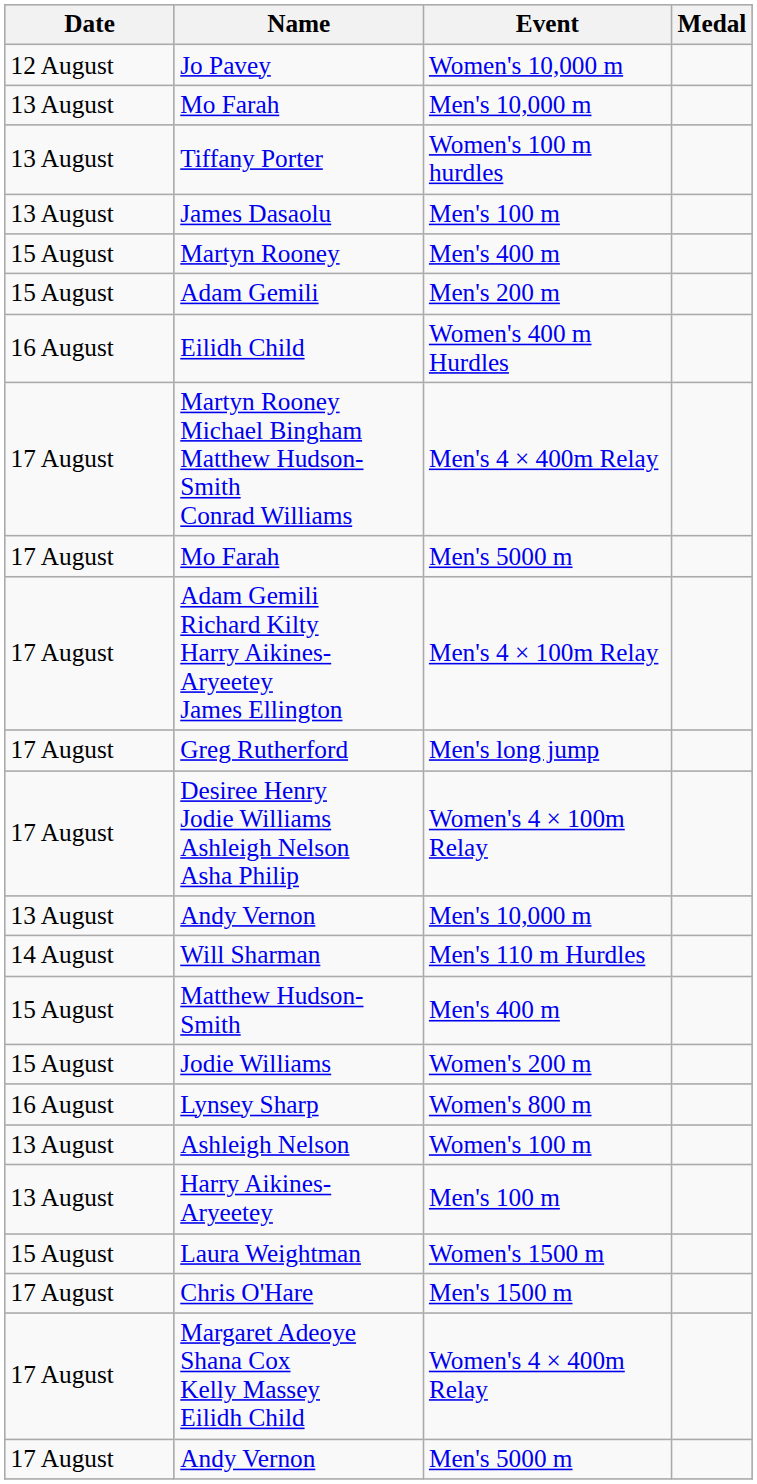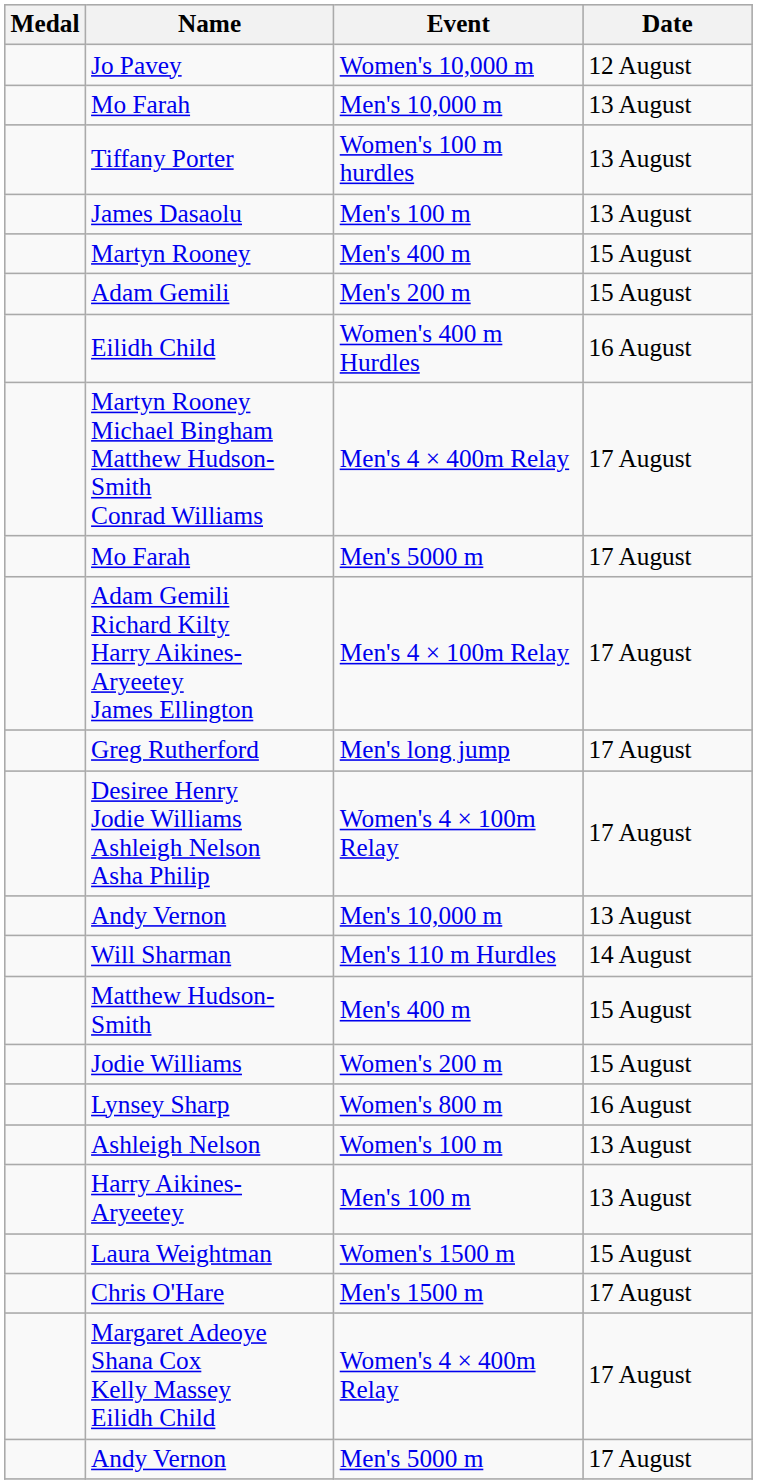columns swapped: (712, 24) <-> (90, 24)
